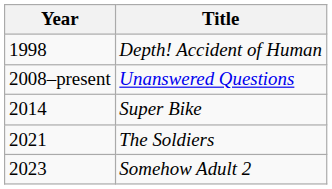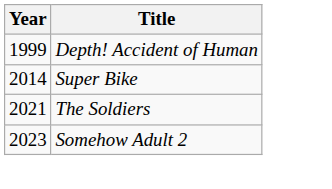(28, 49) 1998 -> (28, 49) 1999
- row: (207, 79)
